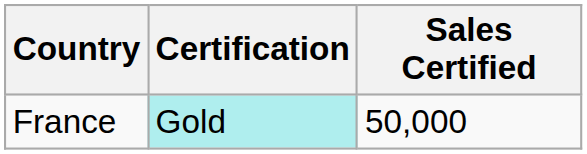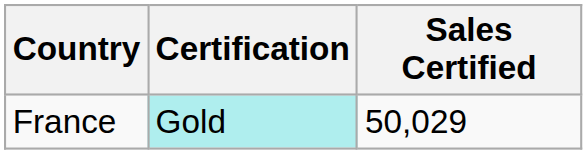(416, 121) 50,000 -> (416, 121) 50,029
